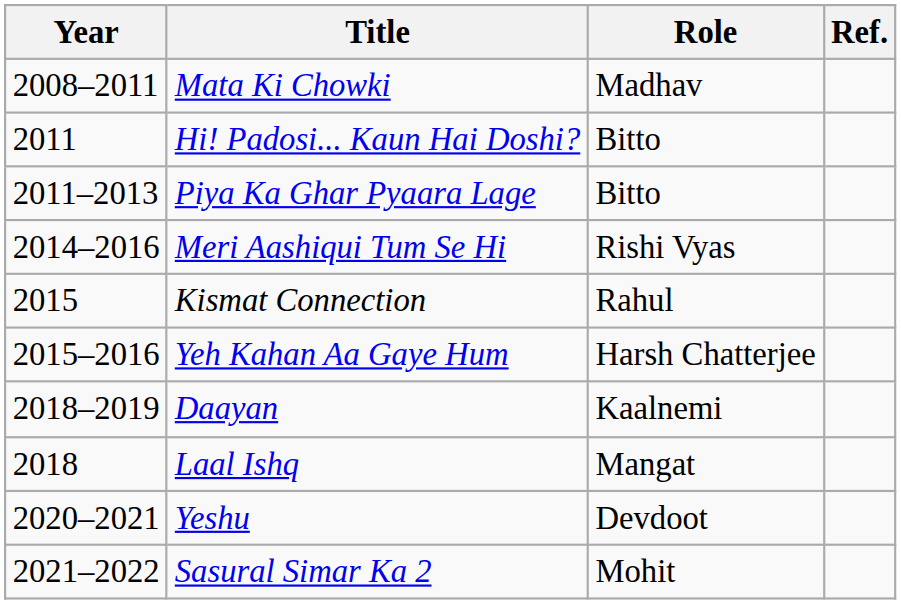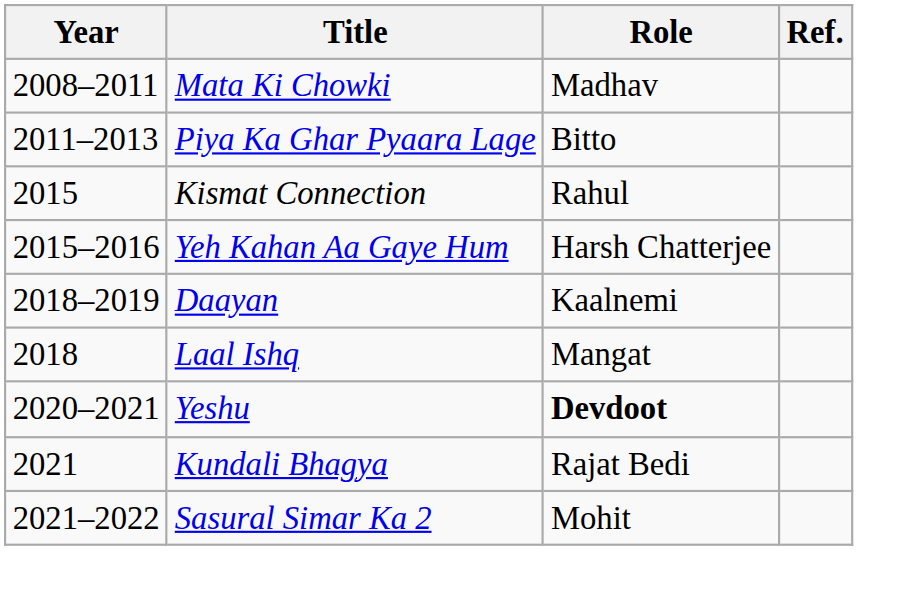- row: (378, 139)
- row: (340, 247)
(652, 516) normal -> (609, 408) bold
+ row: (281, 462)
